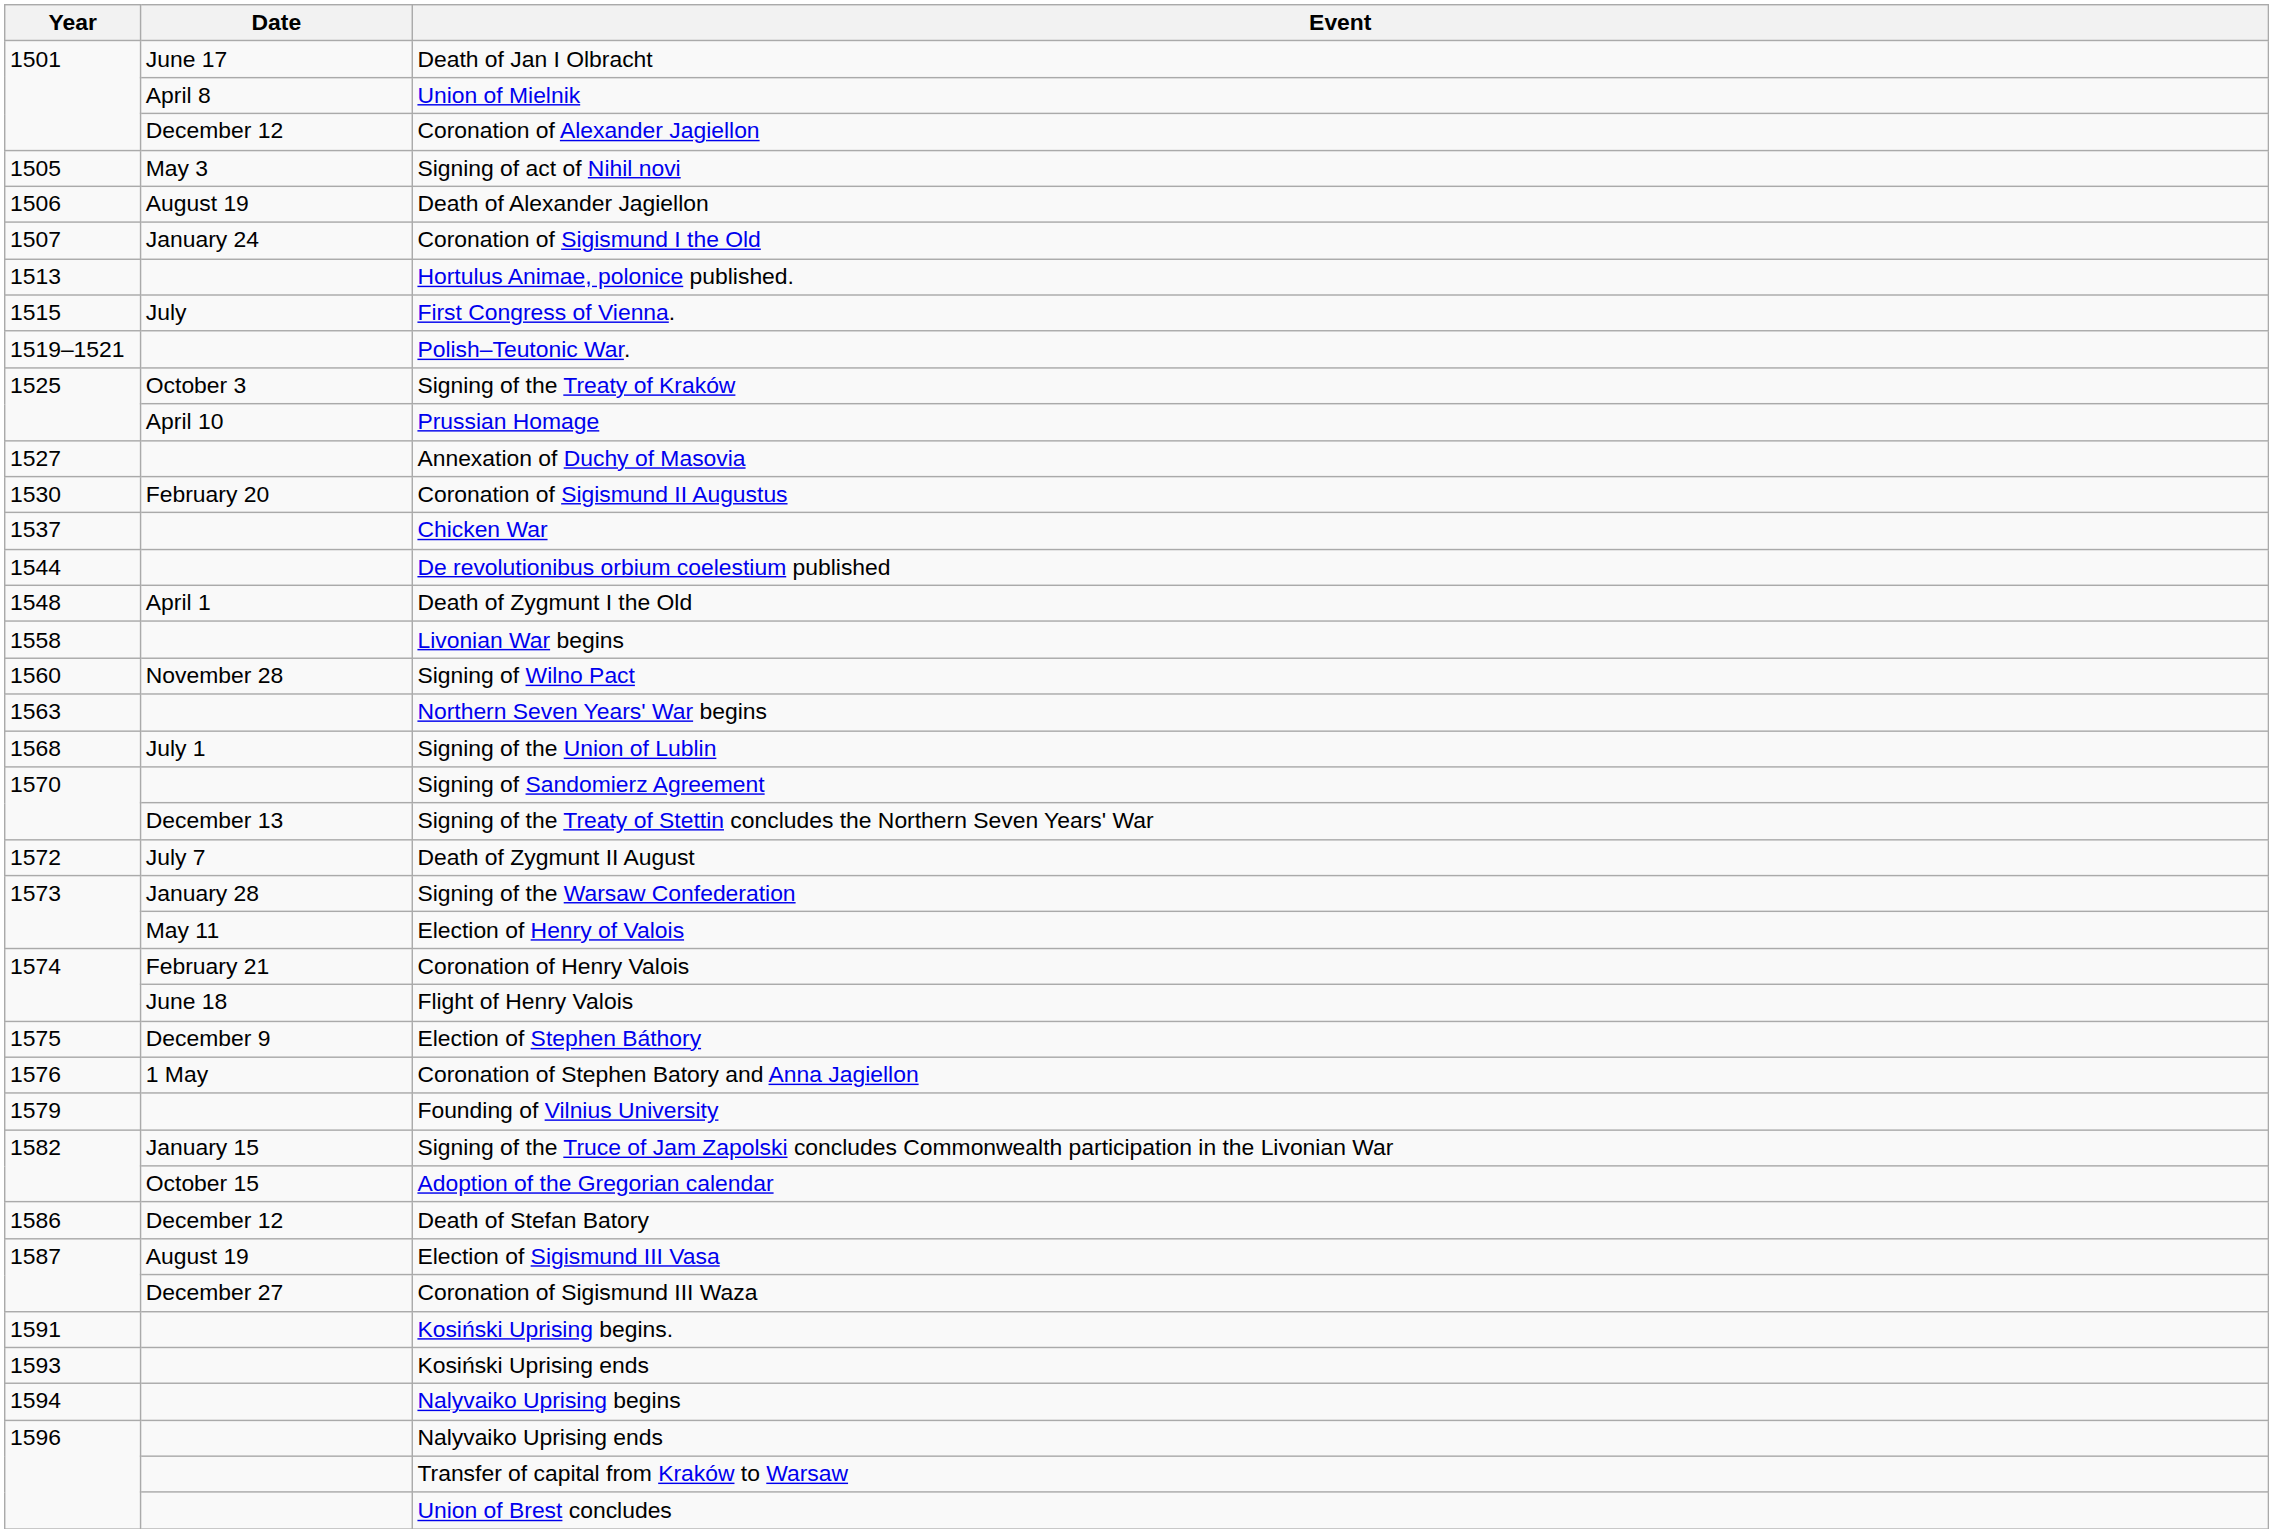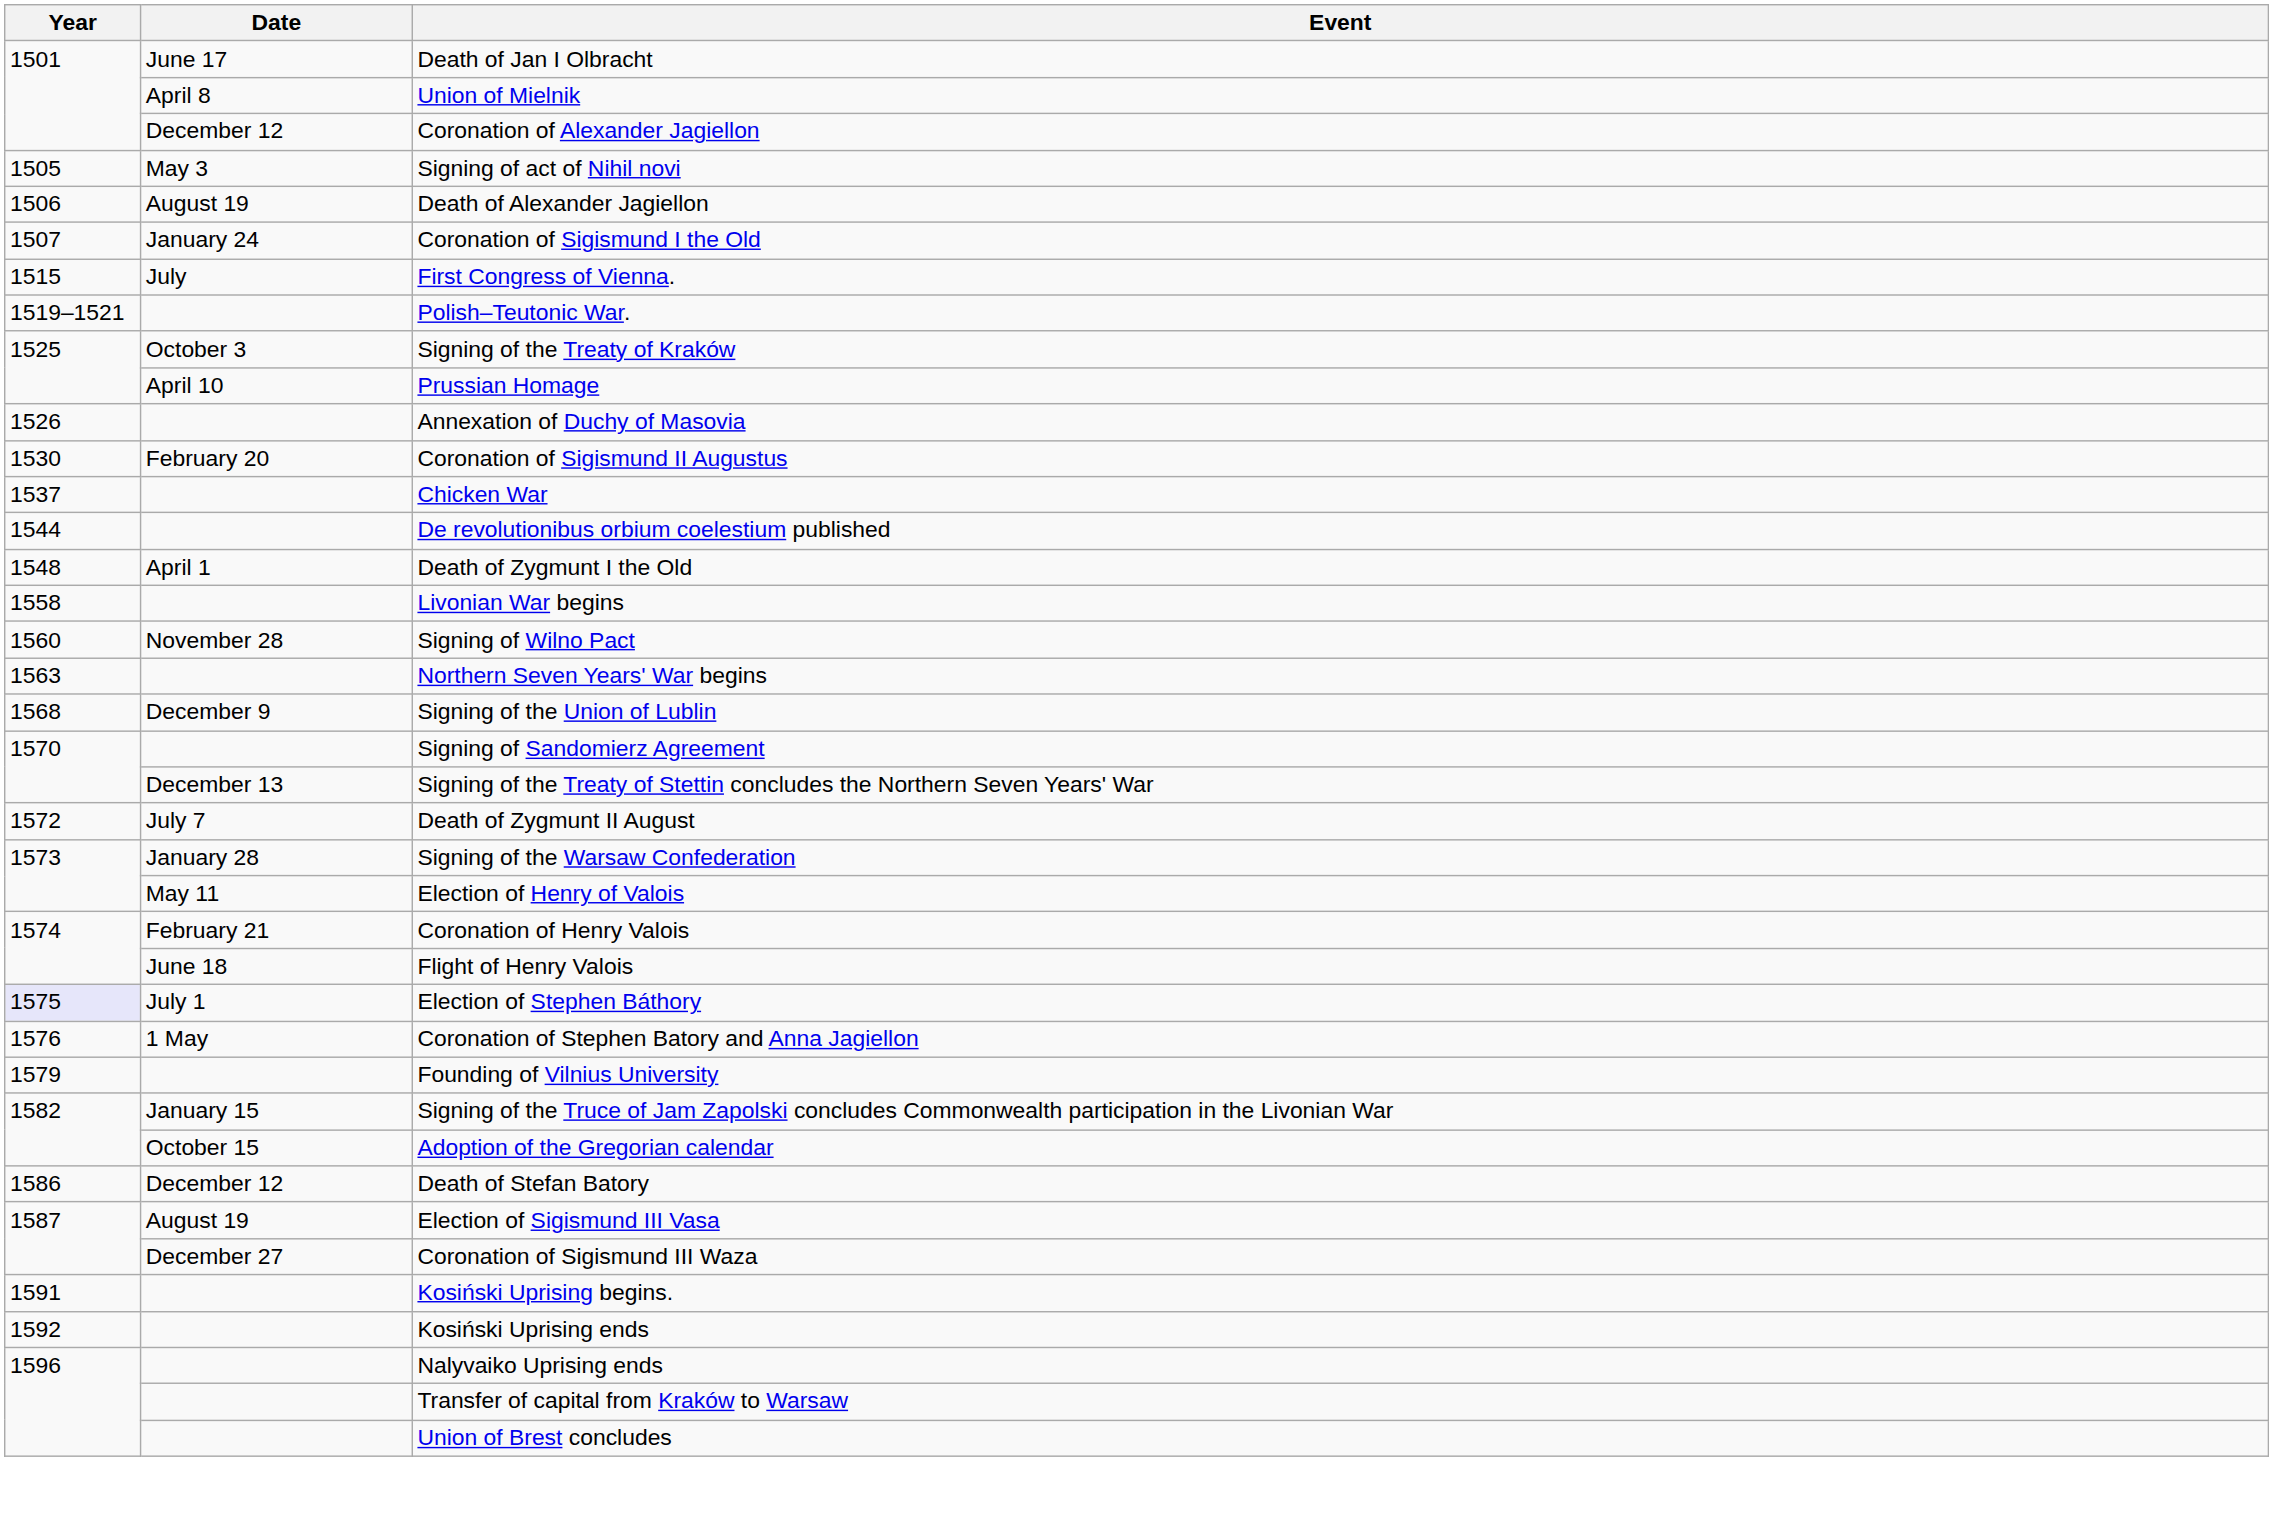- row: (606, 276)
(35, 458) 1527 -> (35, 421) 1526
(176, 748) July 1 -> (208, 712) December 9
(35, 1038) no background -> (35, 1002) lavender background
(208, 1038) December 9 -> (176, 1002) July 1
(35, 1365) 1593 -> (35, 1328) 1592
- row: (549, 1401)
